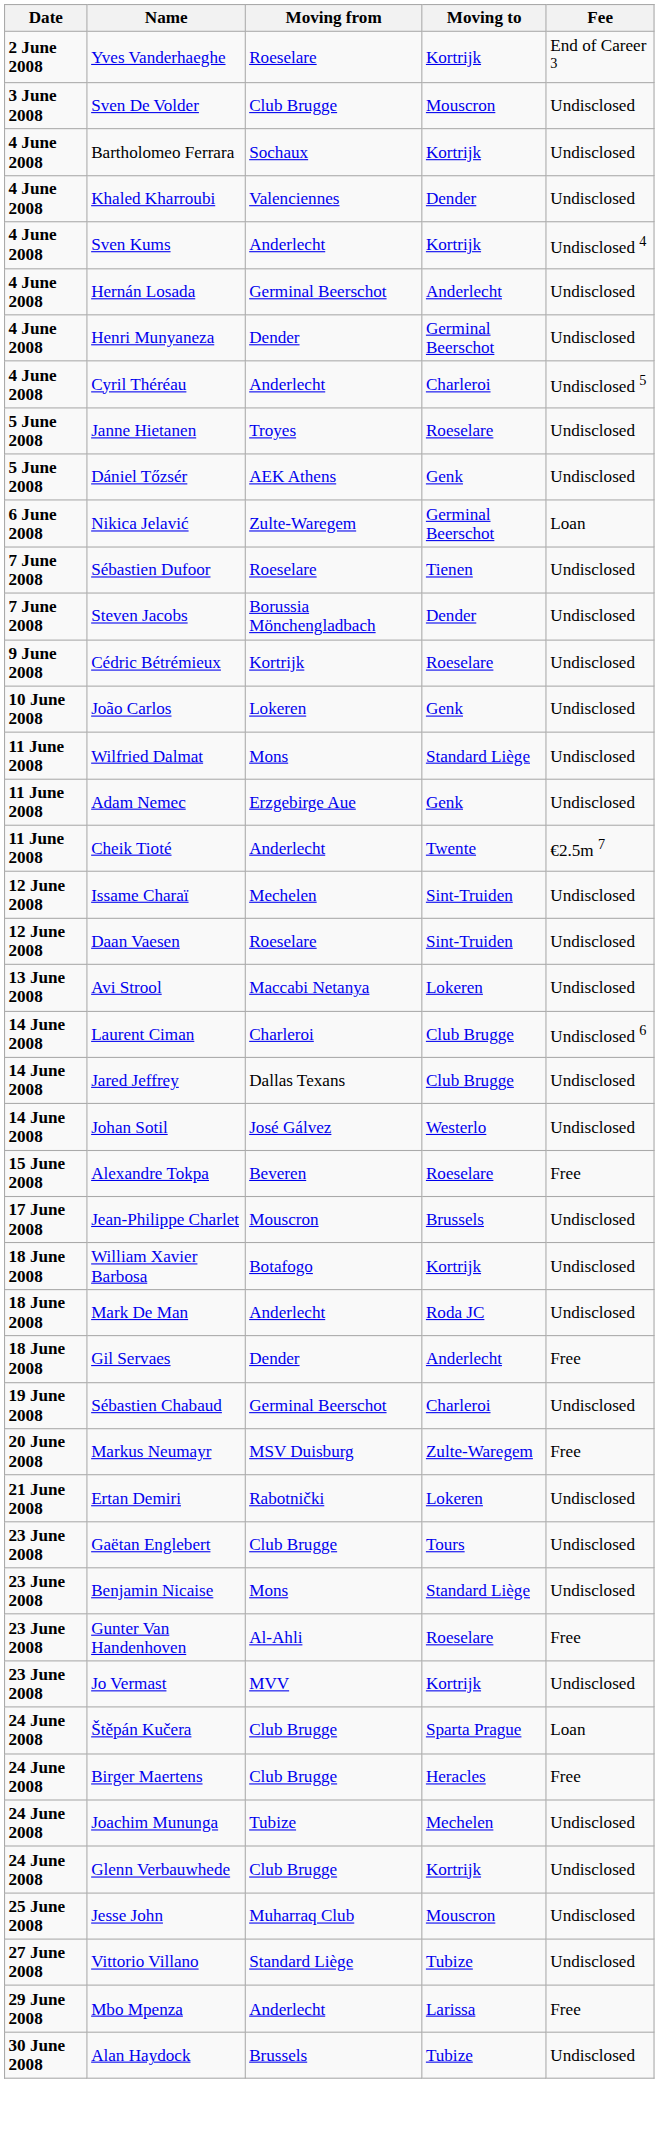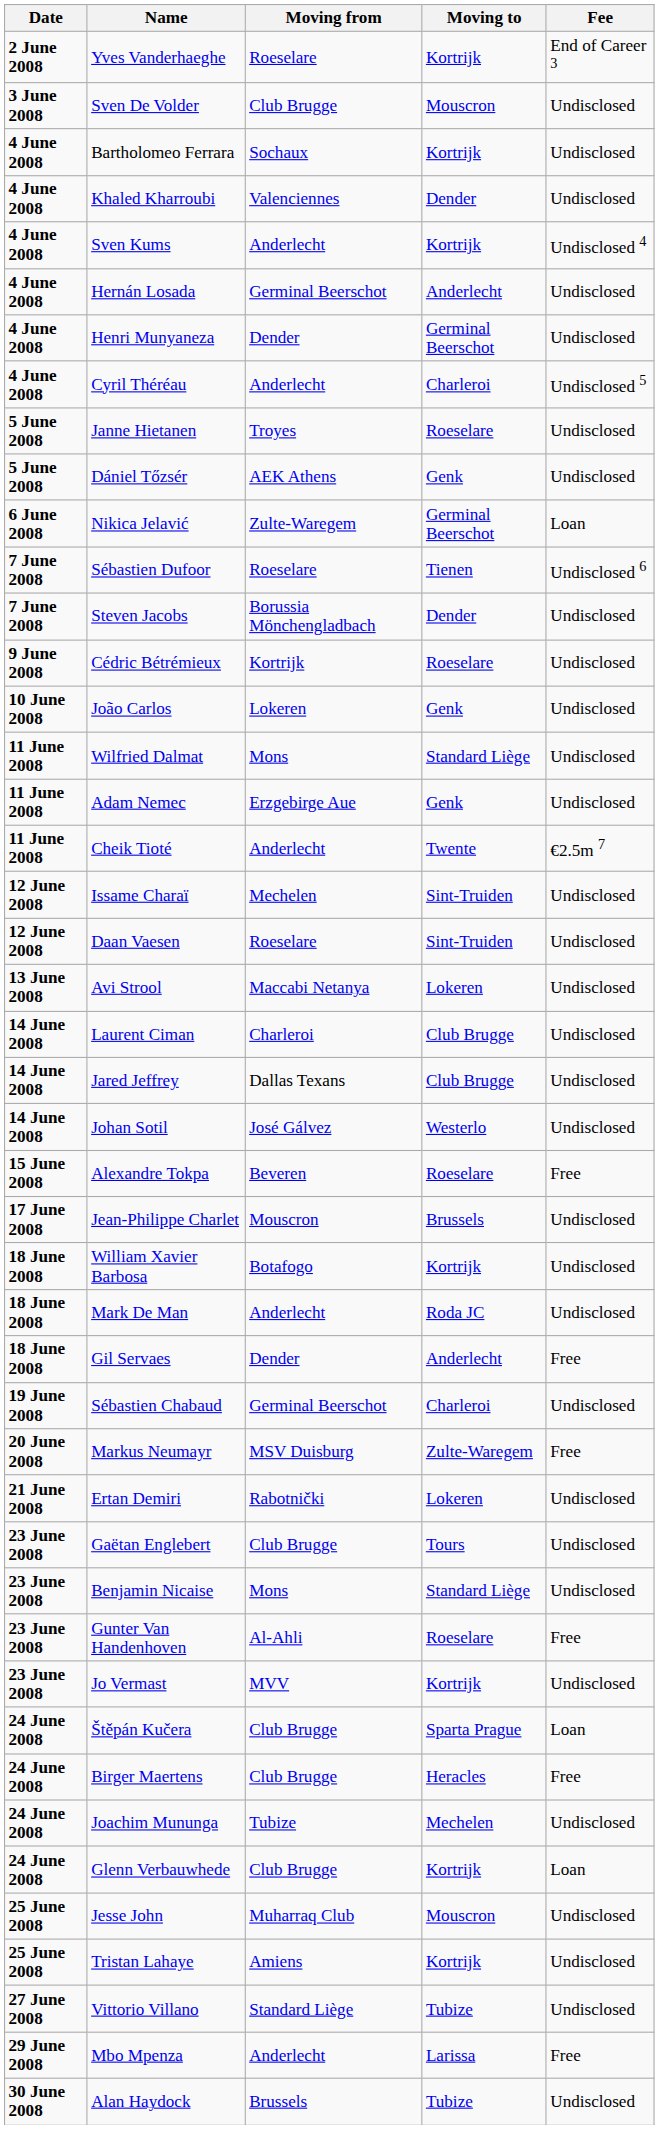(593, 570) Undisclosed -> (598, 570) Undisclosed 6
(598, 1034) Undisclosed 6 -> (593, 1034) Undisclosed
(593, 1869) Undisclosed -> (568, 1869) Loan
+ row: (142, 1962)
